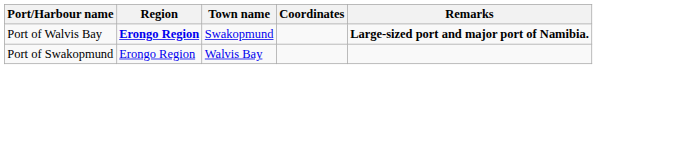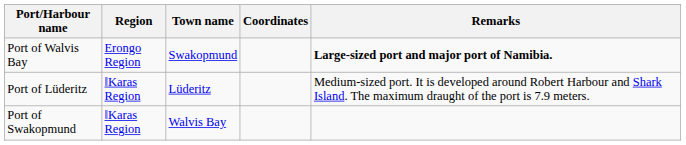(159, 34) bold -> (123, 55) normal
+ row: (47, 89)
(157, 53) Erongo Region -> (122, 122) ǁKaras Region
